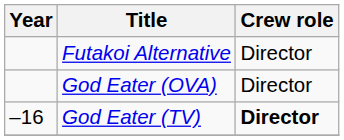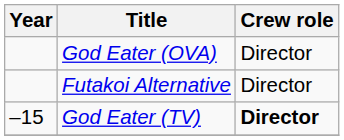rows swapped: (147, 53) <-> (139, 85)
(26, 118) –16 -> (26, 118) –15
